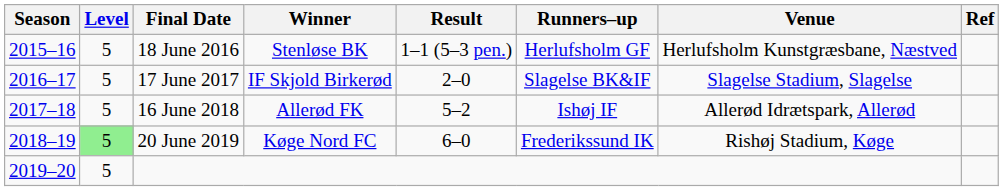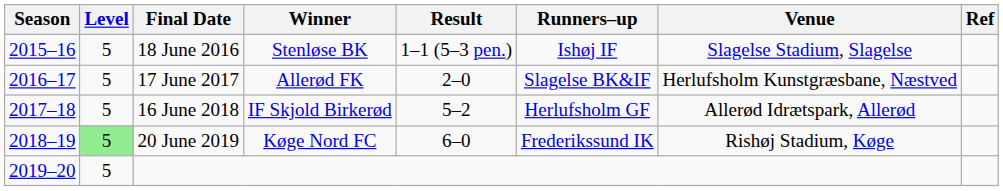(587, 49) Herlufsholm GF -> (587, 49) Ishøj IF
(810, 49) Herlufsholm Kunstgræsbane, Næstved -> (810, 49) Slagelse Stadium, Slagelse
(320, 79) IF Skjold Birkerød -> (320, 79) Allerød FK
(810, 79) Slagelse Stadium, Slagelse -> (810, 79) Herlufsholm Kunstgræsbane, Næstved
(320, 110) Allerød FK -> (320, 110) IF Skjold Birkerød
(587, 110) Ishøj IF -> (587, 110) Herlufsholm GF
